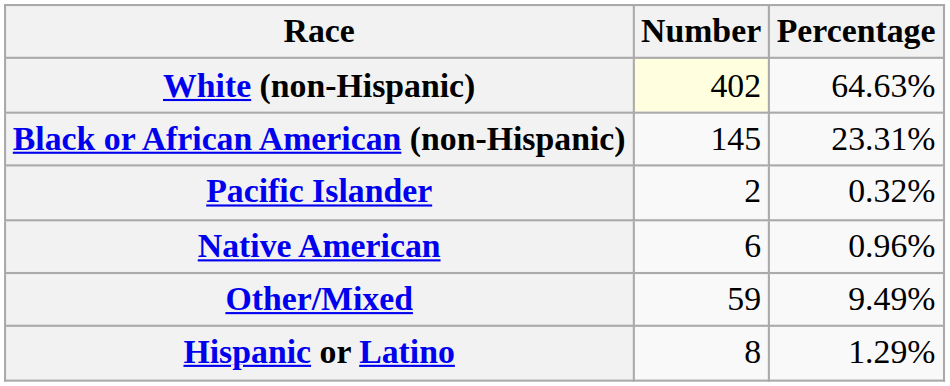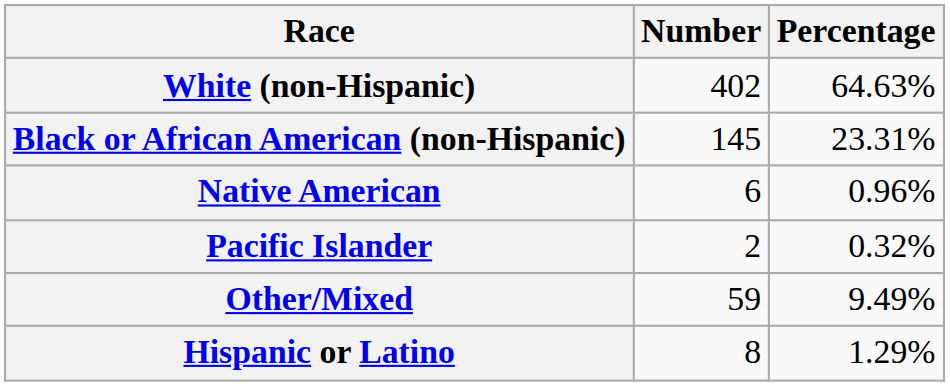(736, 84) lightyellow background -> (736, 84) no background
rows swapped: (319, 245) <-> (319, 191)
